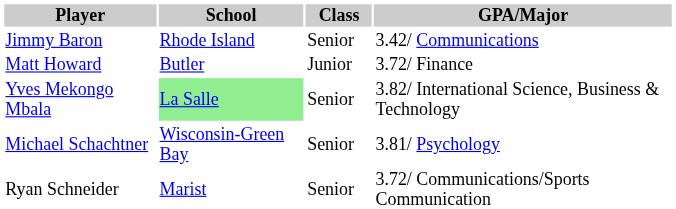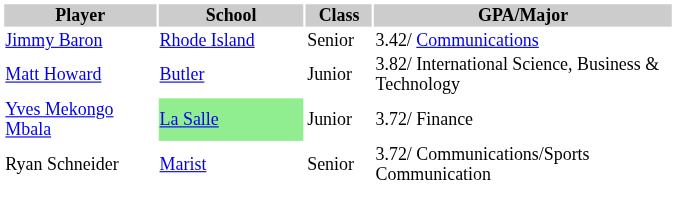(424, 64) 3.72/ Finance -> (517, 74) 3.82/ International Science, Business & Technology
(331, 99) Senior -> (330, 119) Junior
(517, 99) 3.82/ International Science, Business & Technology -> (424, 119) 3.72/ Finance
- row: (77, 144)
